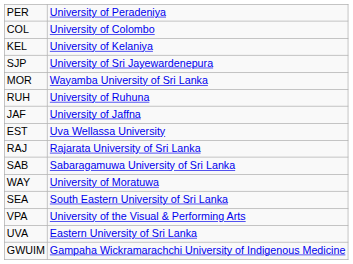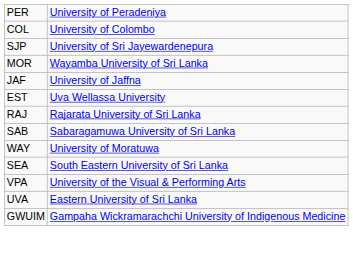- row: (17, 47)
- row: (18, 98)
